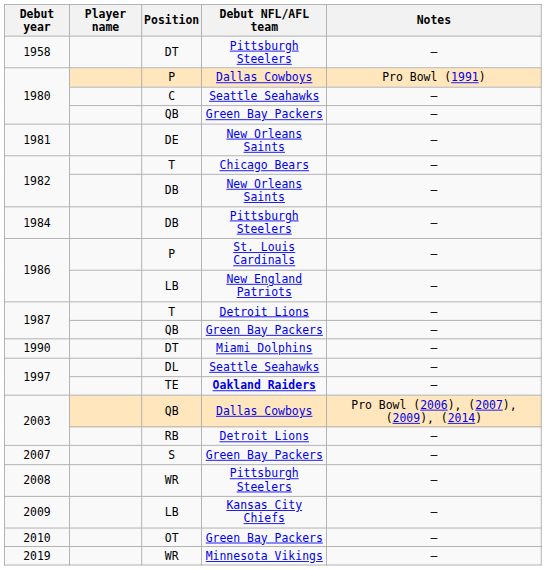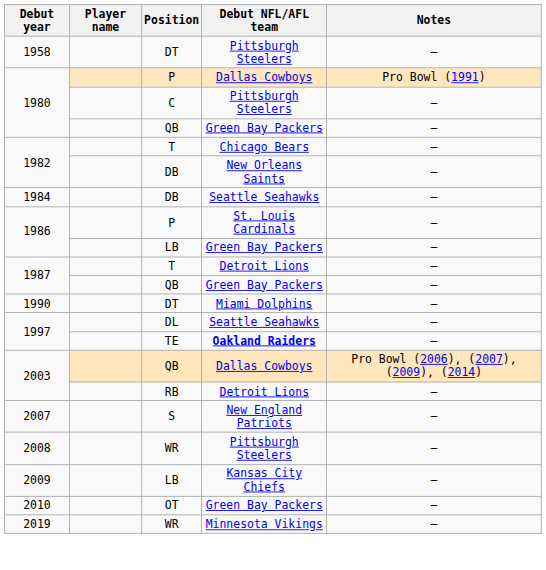(264, 96) Seattle Seahawks -> (264, 103) Pittsburgh Steelers
- row: (37, 140)
(264, 222) Pittsburgh Steelers -> (264, 197) Seattle Seahawks
(264, 286) New England Patriots -> (264, 248) Green Bay Packers
(264, 455) Green Bay Packers -> (264, 417) New England Patriots
